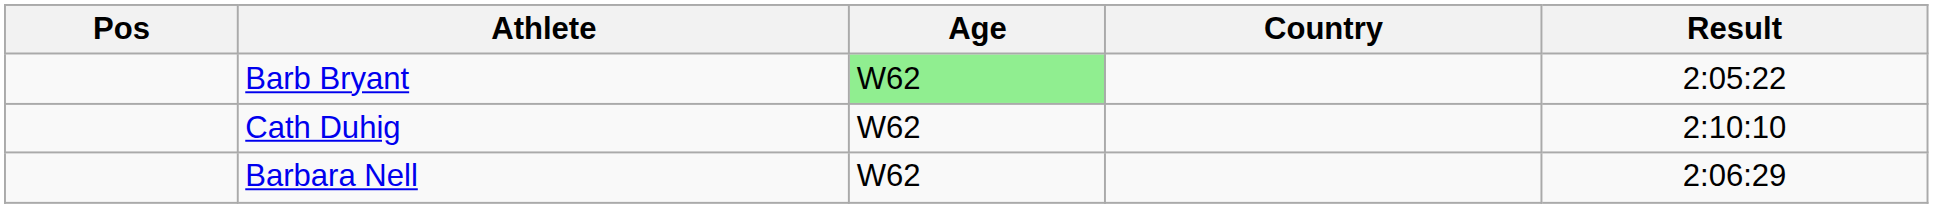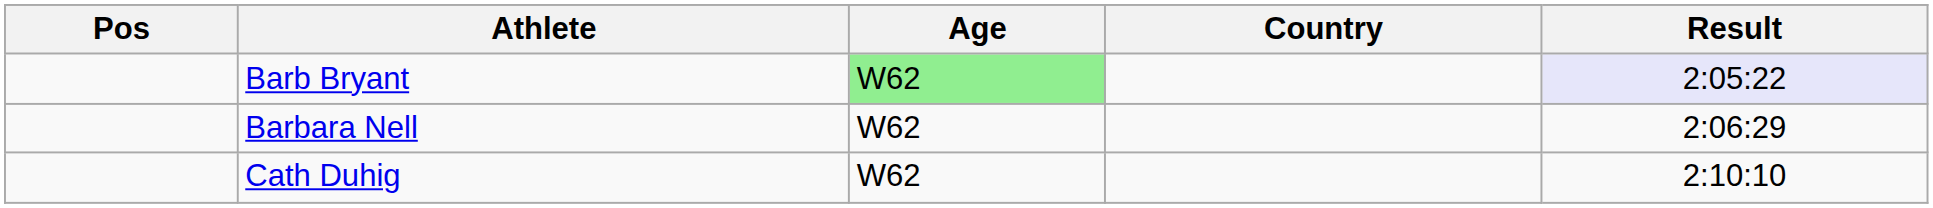(1735, 78) no background -> (1735, 78) lavender background
rows swapped: (332, 176) <-> (323, 127)
